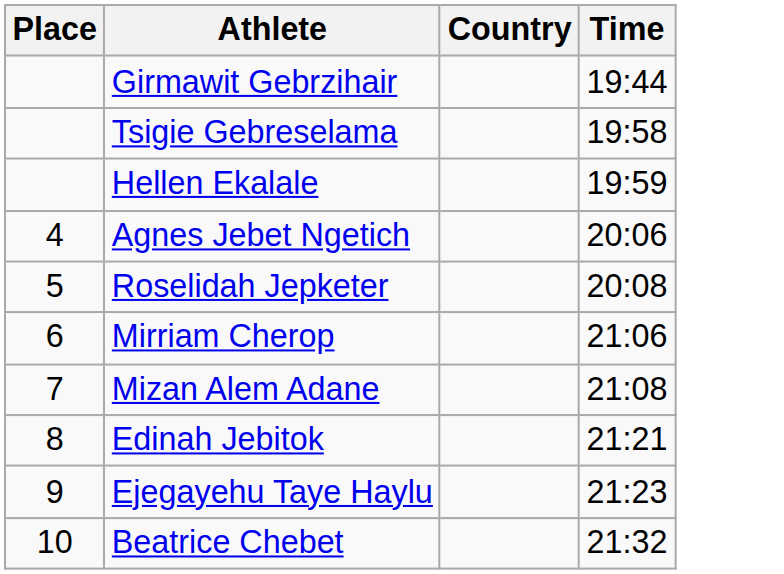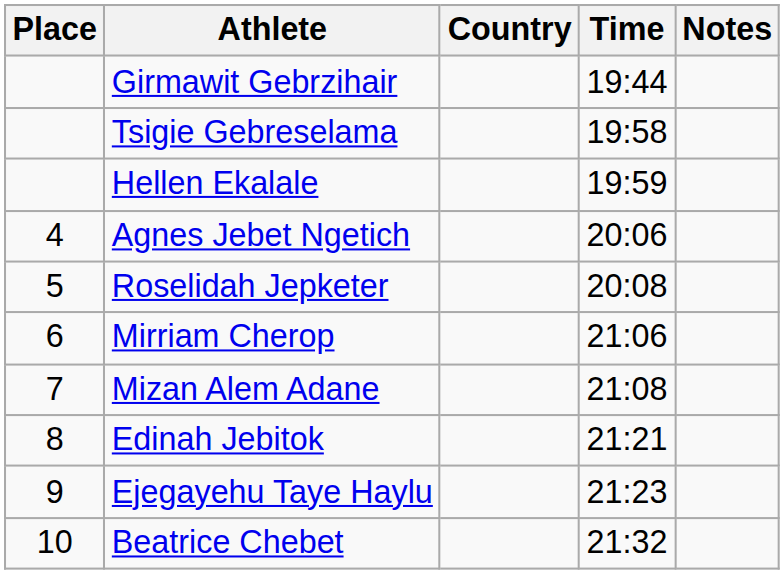+ column: (727, 30)
